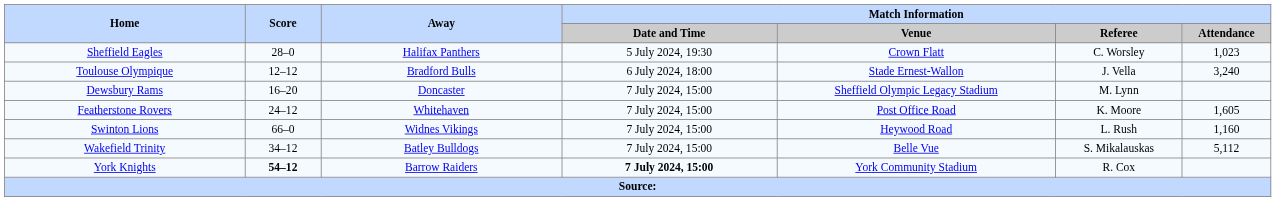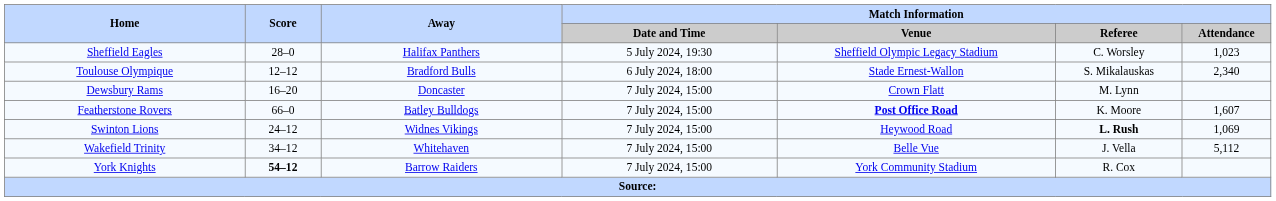(916, 52) Crown Flatt -> (916, 52) Sheffield Olympic Legacy Stadium
(1119, 71) J. Vella -> (1119, 71) S. Mikalauskas
(1226, 71) 3,240 -> (1226, 71) 2,340
(916, 90) Sheffield Olympic Legacy Stadium -> (916, 90) Crown Flatt
(283, 110) 24–12 -> (283, 110) 66–0
(441, 110) Whitehaven -> (441, 110) Batley Bulldogs
(916, 110) normal -> (916, 110) bold
(1226, 110) 1,605 -> (1226, 110) 1,607
(283, 129) 66–0 -> (283, 129) 24–12
(1119, 129) normal -> (1119, 129) bold
(1226, 129) 1,160 -> (1226, 129) 1,069
(441, 148) Batley Bulldogs -> (441, 148) Whitehaven
(1119, 148) S. Mikalauskas -> (1119, 148) J. Vella
(669, 167) bold -> (669, 167) normal
